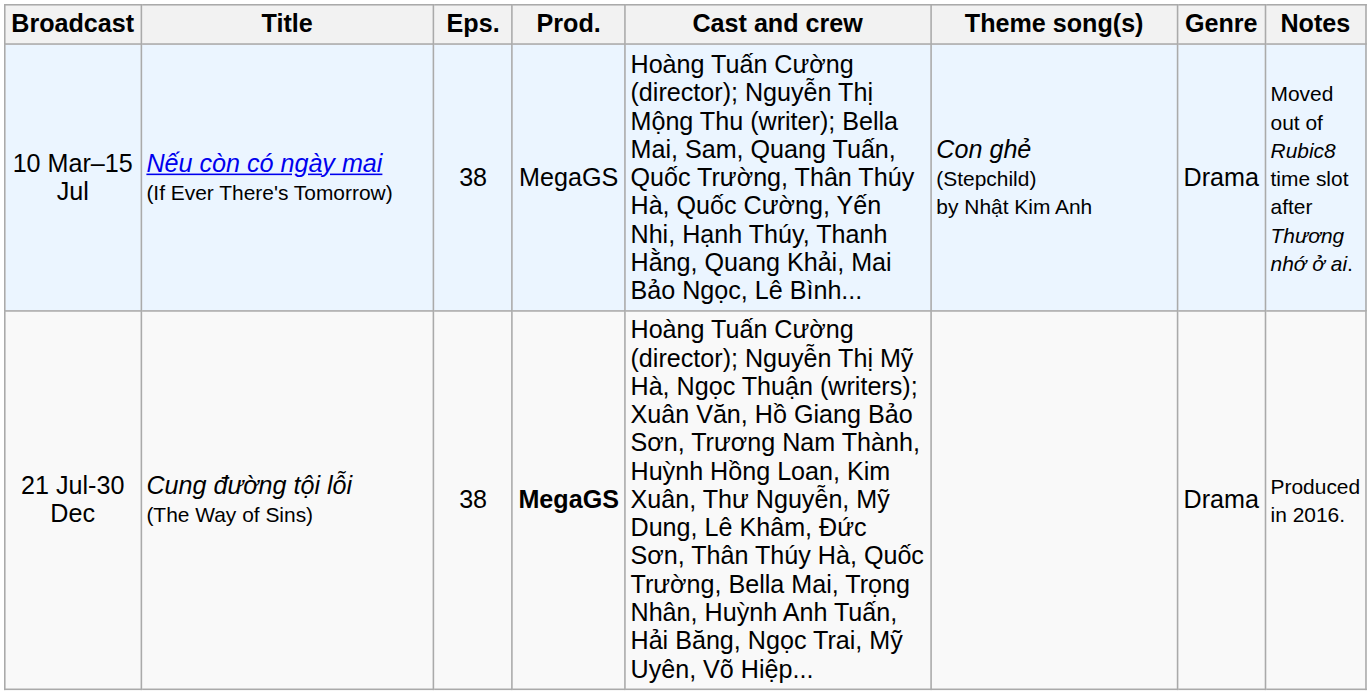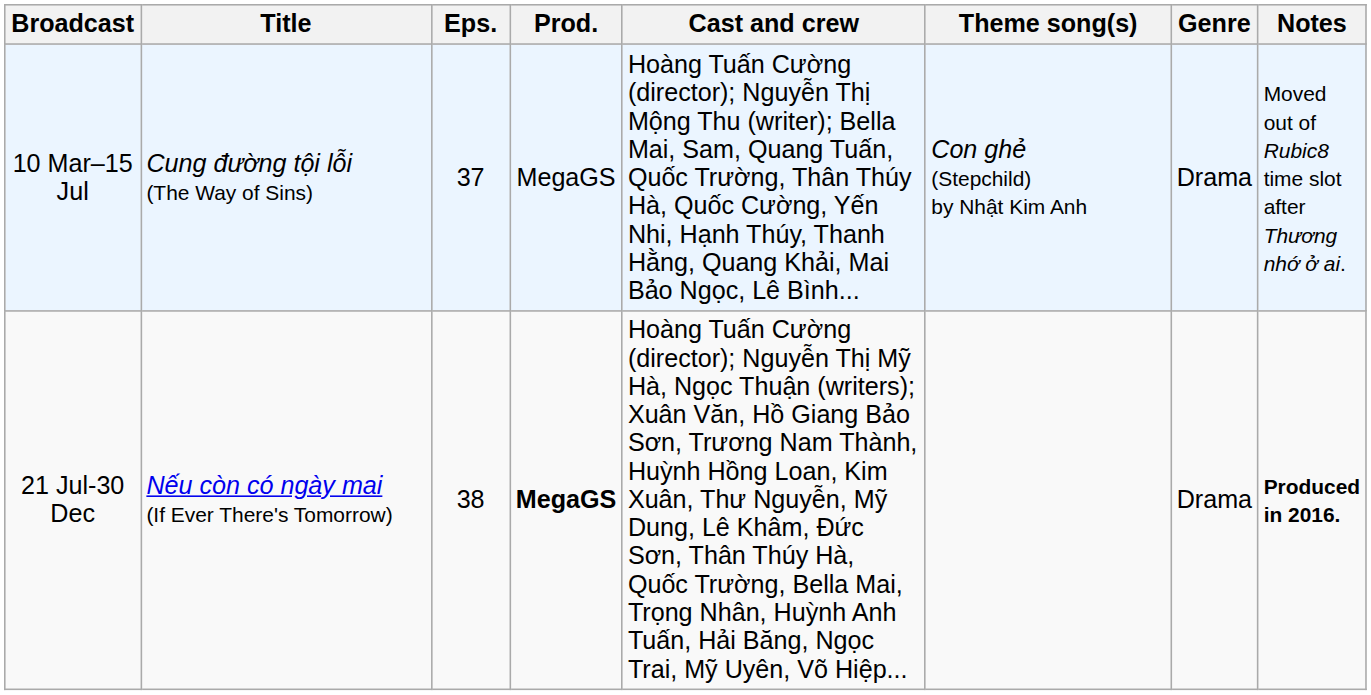(270, 177) Nếu còn có ngày mai (If Ever There's Tomorrow) -> (249, 177) Cung đường tội lỗi (The Way of Sins)
(473, 177) 38 -> (471, 177) 37
(249, 499) Cung đường tội lỗi (The Way of Sins) -> (270, 499) Nếu còn có ngày mai (If Ever There's Tomorrow)
(1315, 501) normal -> (1312, 499) bold
